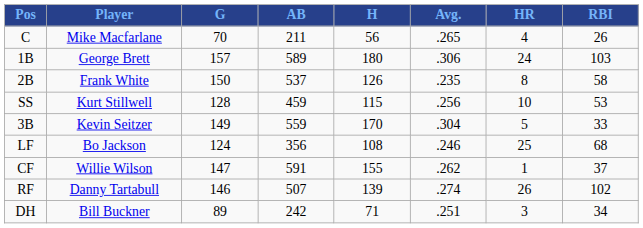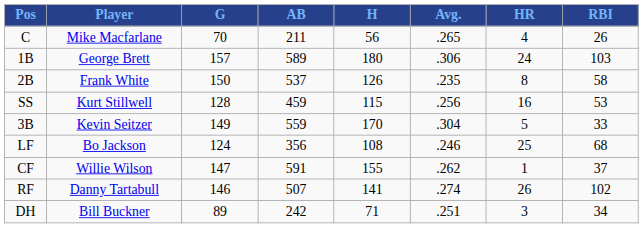(524, 102) 10 -> (524, 102) 16
(372, 189) 139 -> (372, 189) 141
